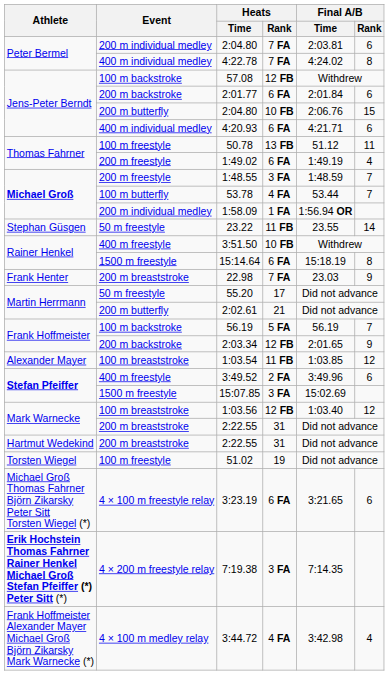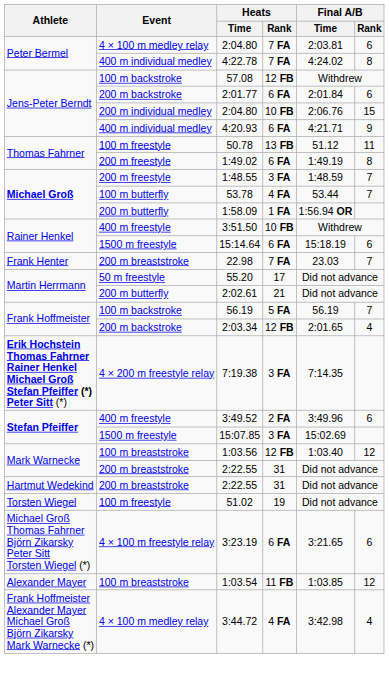(155, 45) 200 m individual medley -> (154, 45) 4 × 100 m medley relay
(134, 112) 200 m butterfly -> (155, 112) 200 m individual medley
(369, 128) 6 -> (369, 128) 9
(369, 162) 4 -> (369, 162) 8
(155, 211) 200 m individual medley -> (134, 211) 200 m butterfly
- row: (46, 228)
(369, 261) 8 -> (369, 245) 6
(369, 278) 9 -> (369, 261) 7
(369, 344) 9 -> (369, 328) 4
rows swapped: (47, 361) <-> (49, 570)
